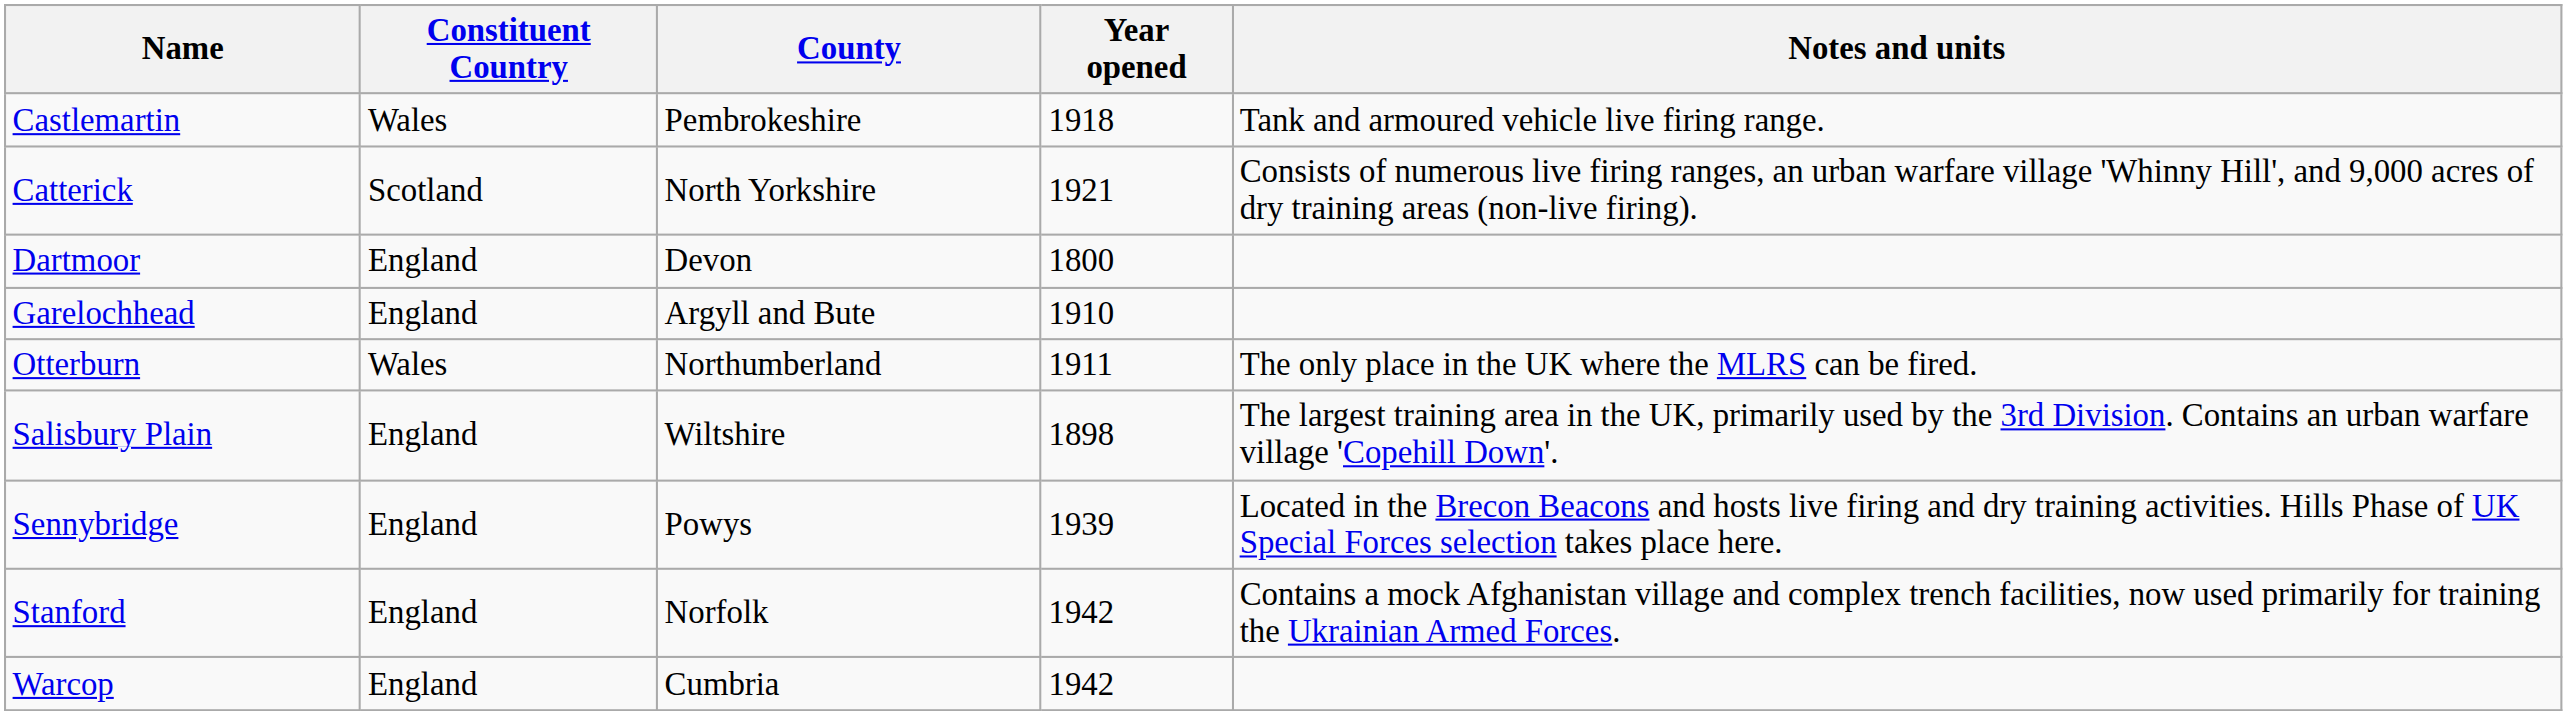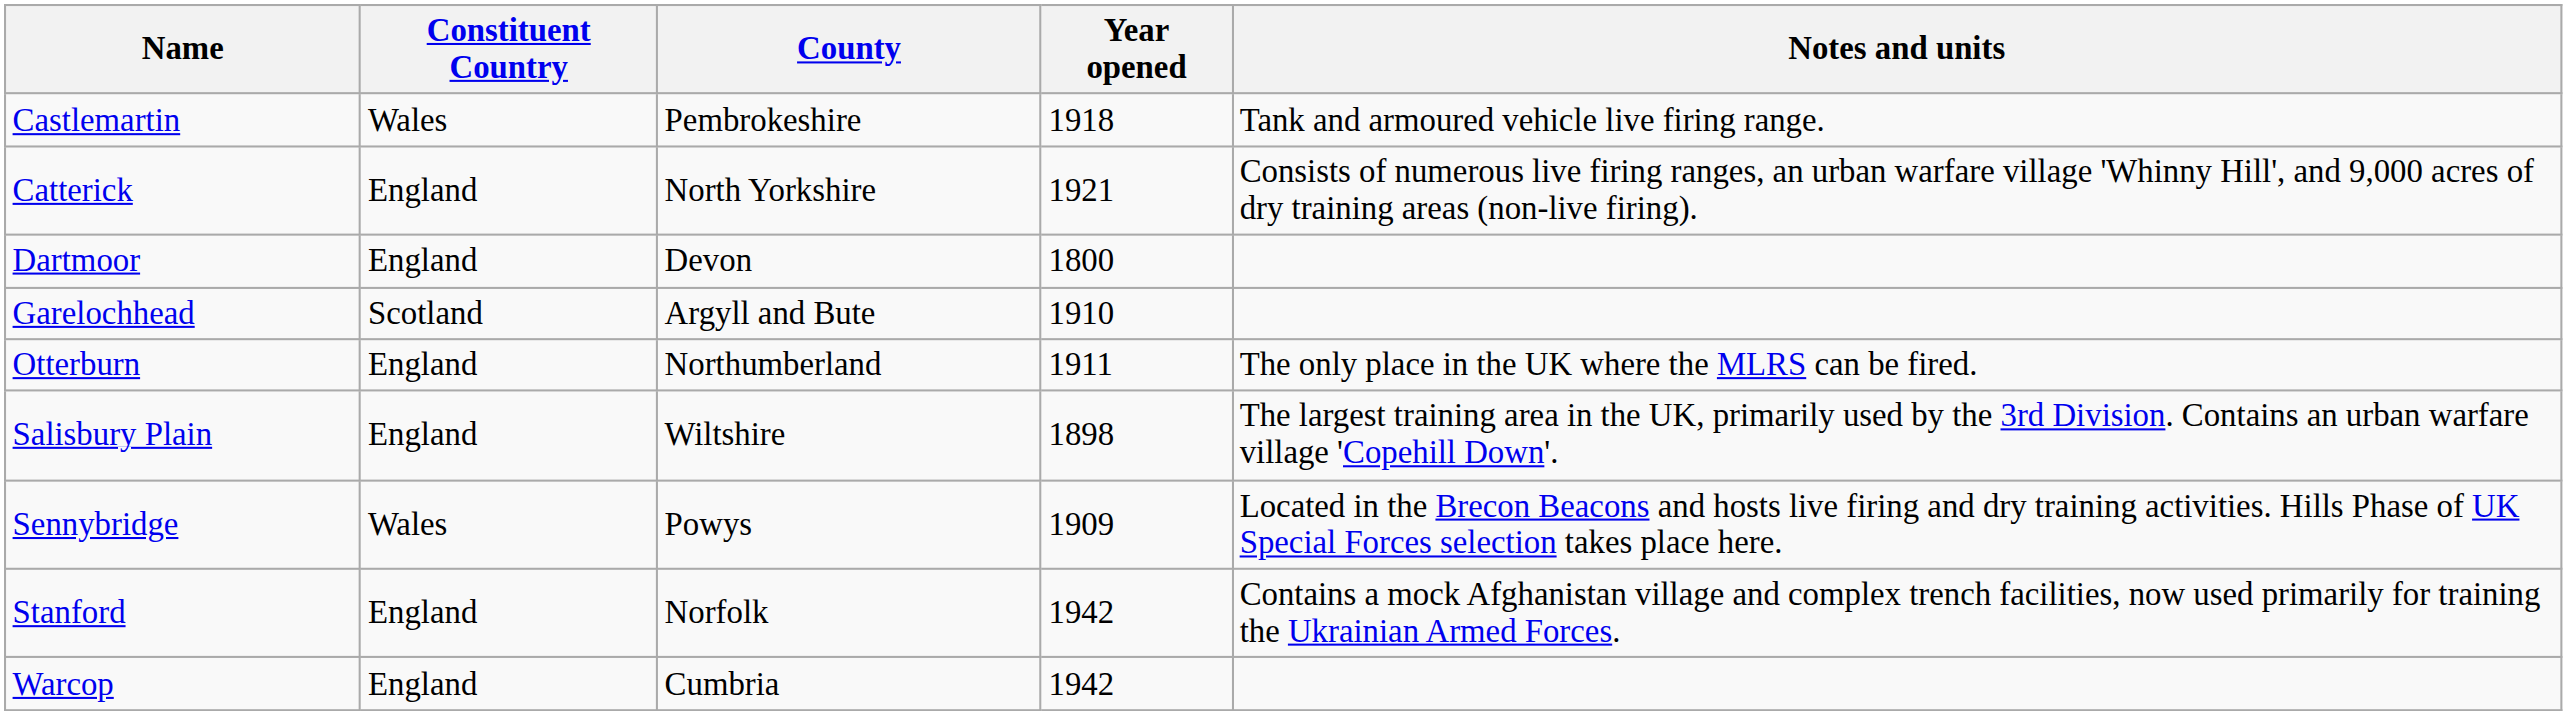(425, 189) Scotland -> (423, 189) England
(423, 312) England -> (425, 312) Scotland
(408, 364) Wales -> (423, 364) England
(423, 523) England -> (408, 523) Wales
(1081, 523) 1939 -> (1081, 523) 1909
